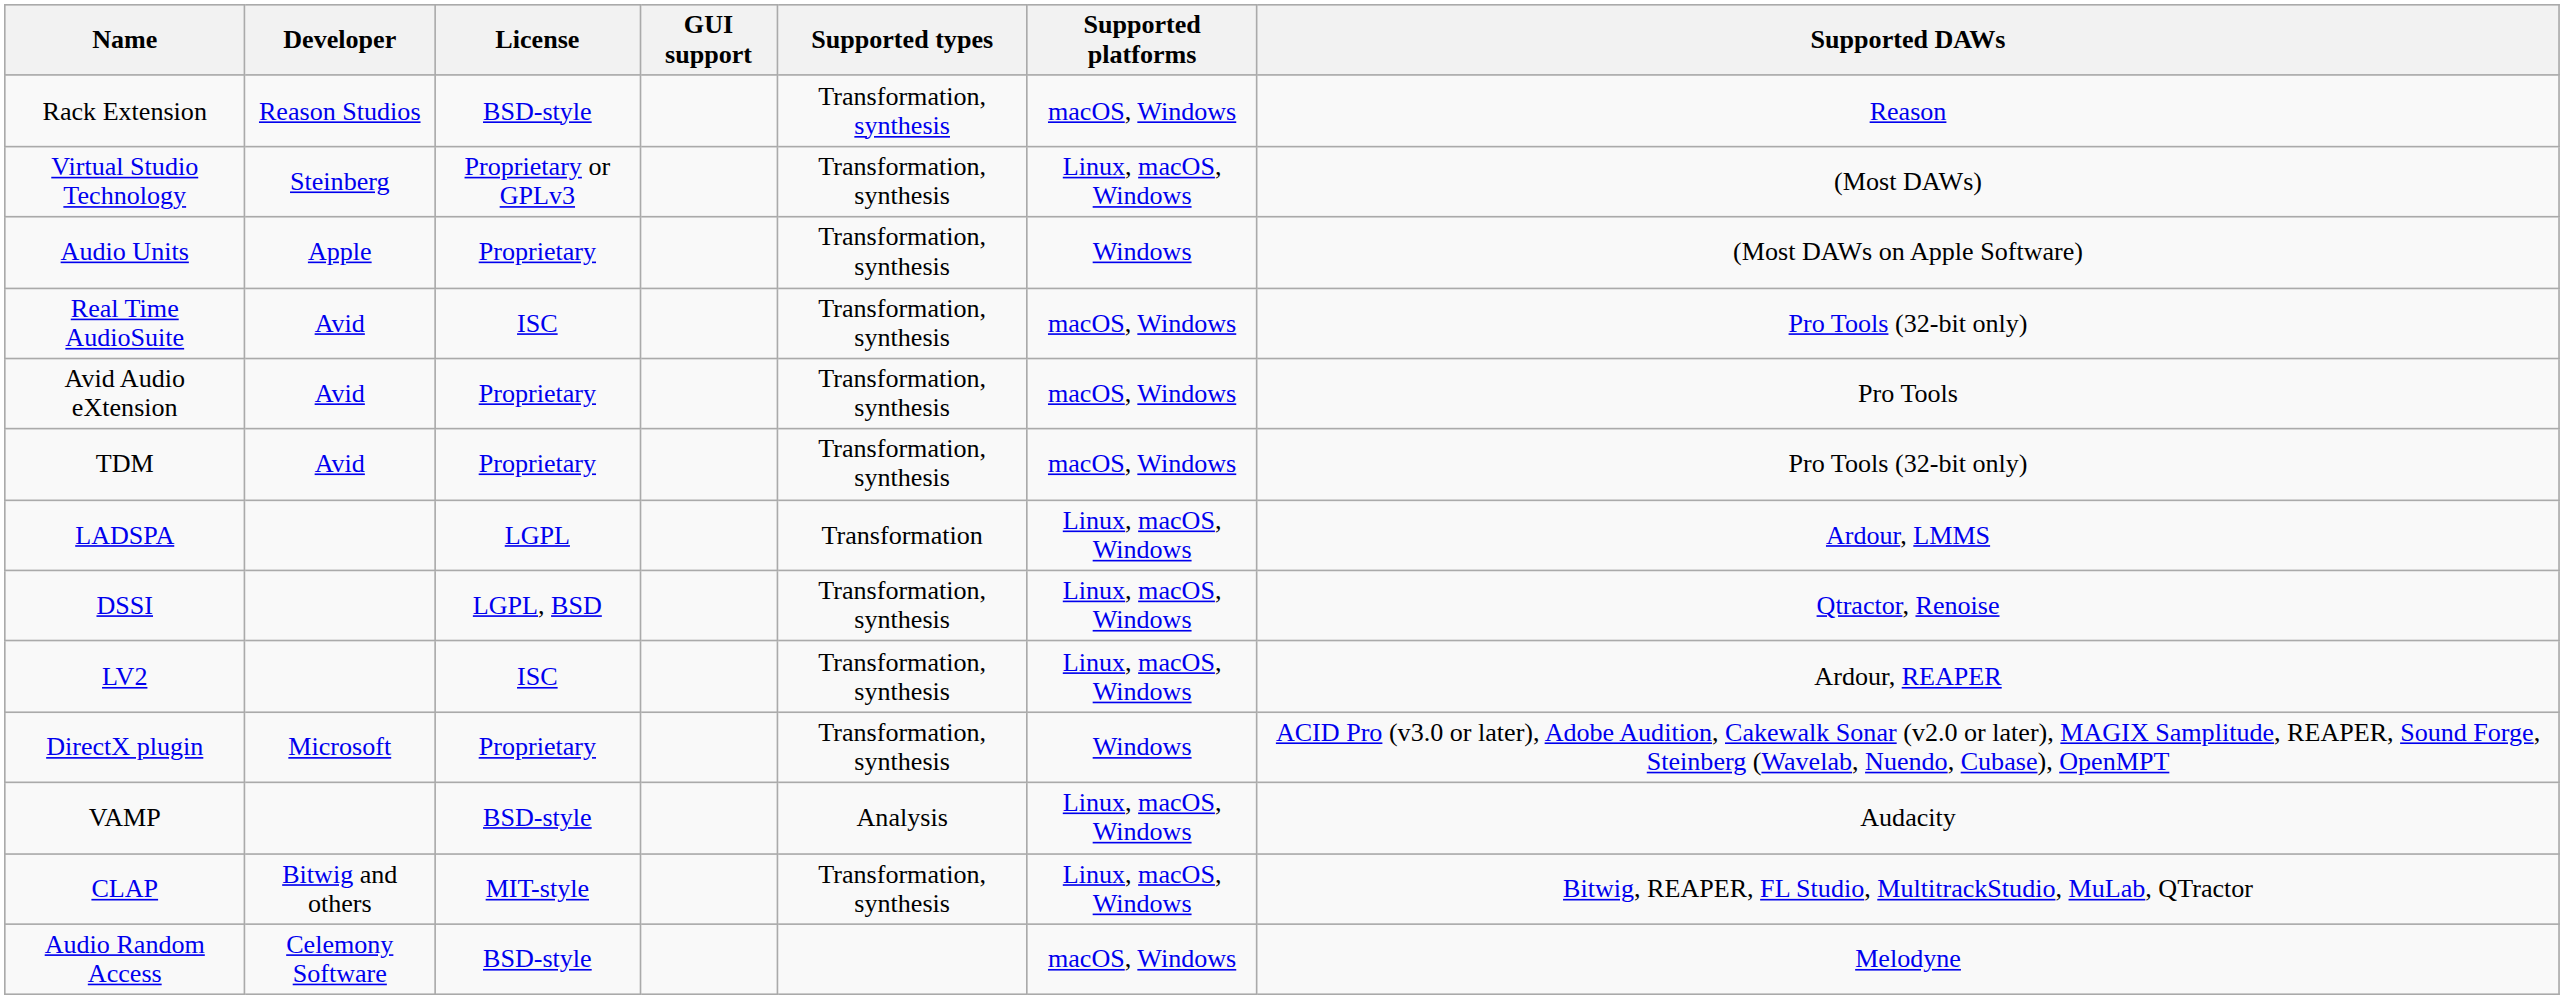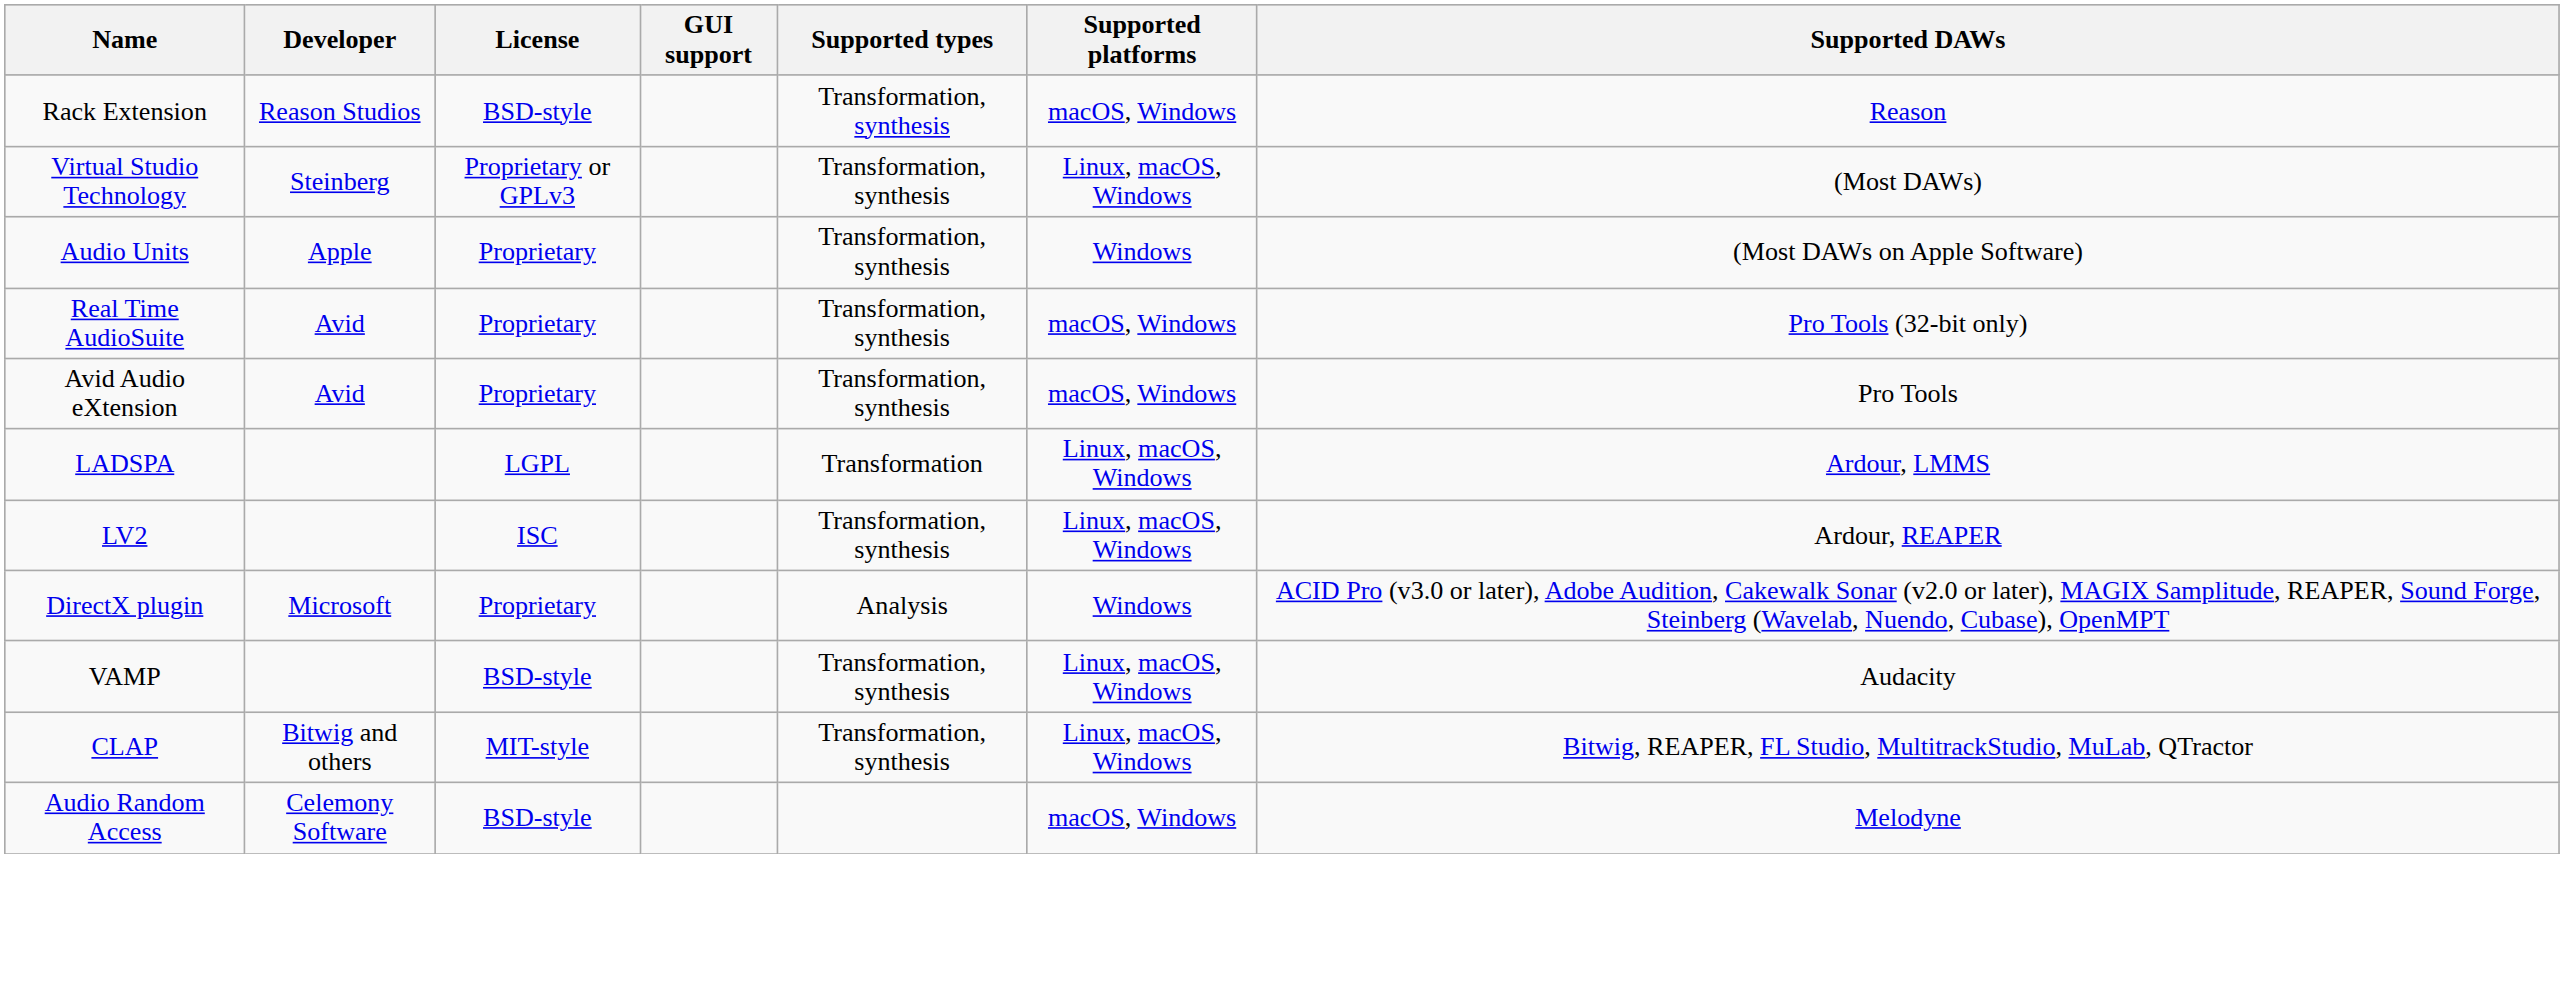(537, 322) ISC -> (537, 322) Proprietary
- row: (125, 464)
- row: (125, 605)
(902, 746) Transformation, synthesis -> (902, 605) Analysis
(902, 817) Analysis -> (902, 676) Transformation, synthesis
